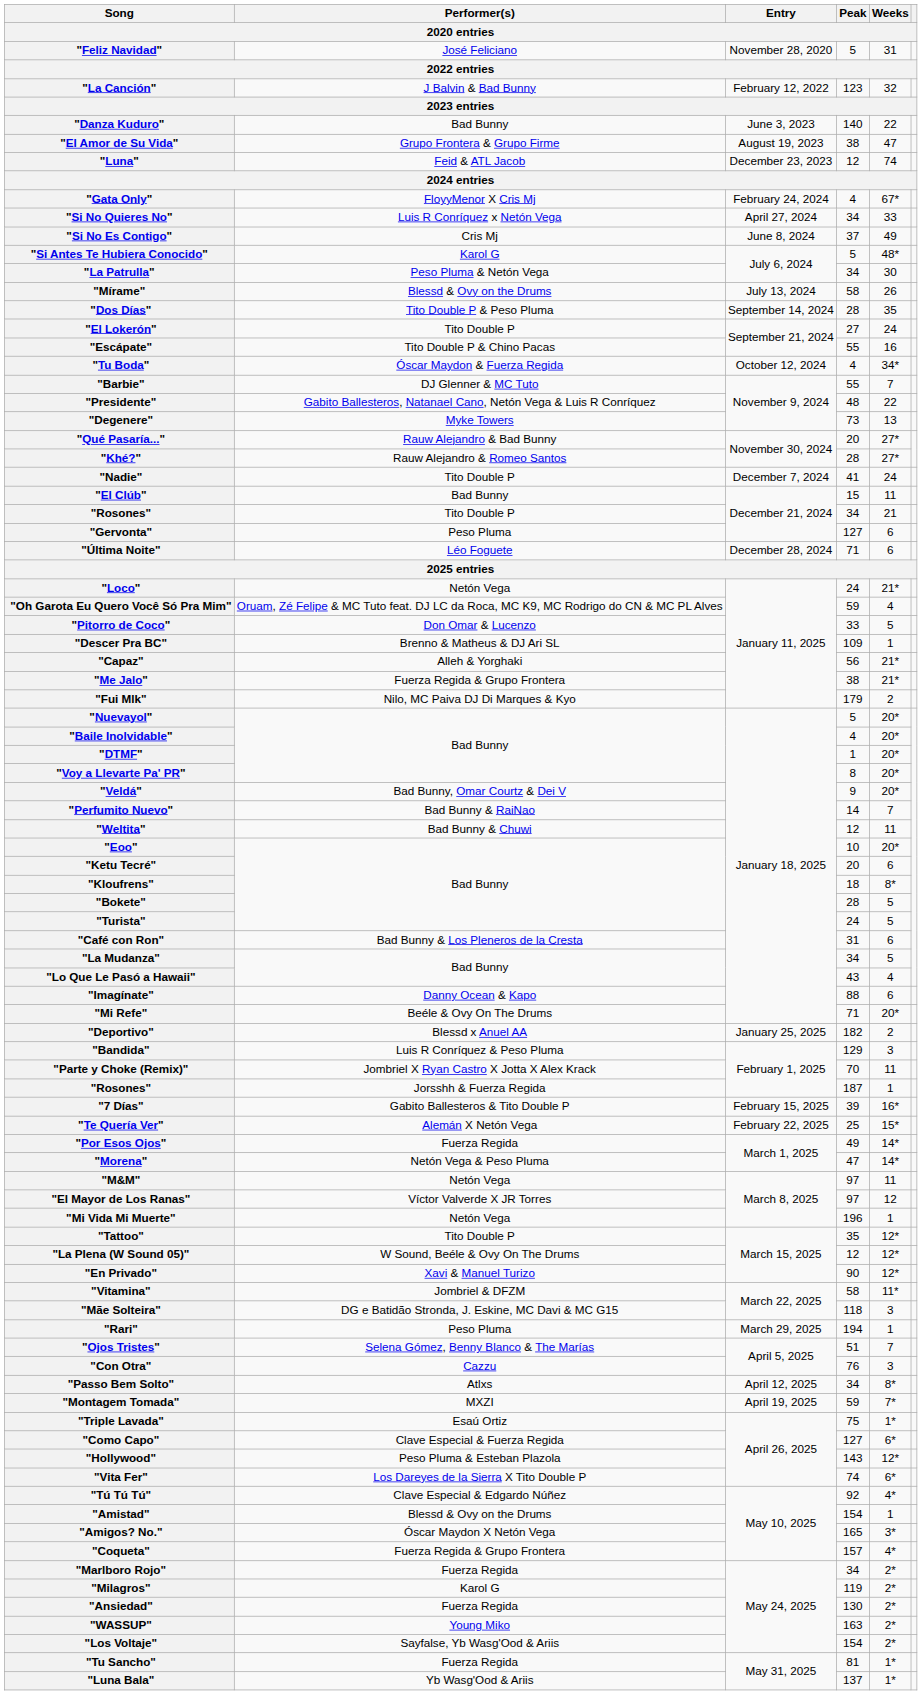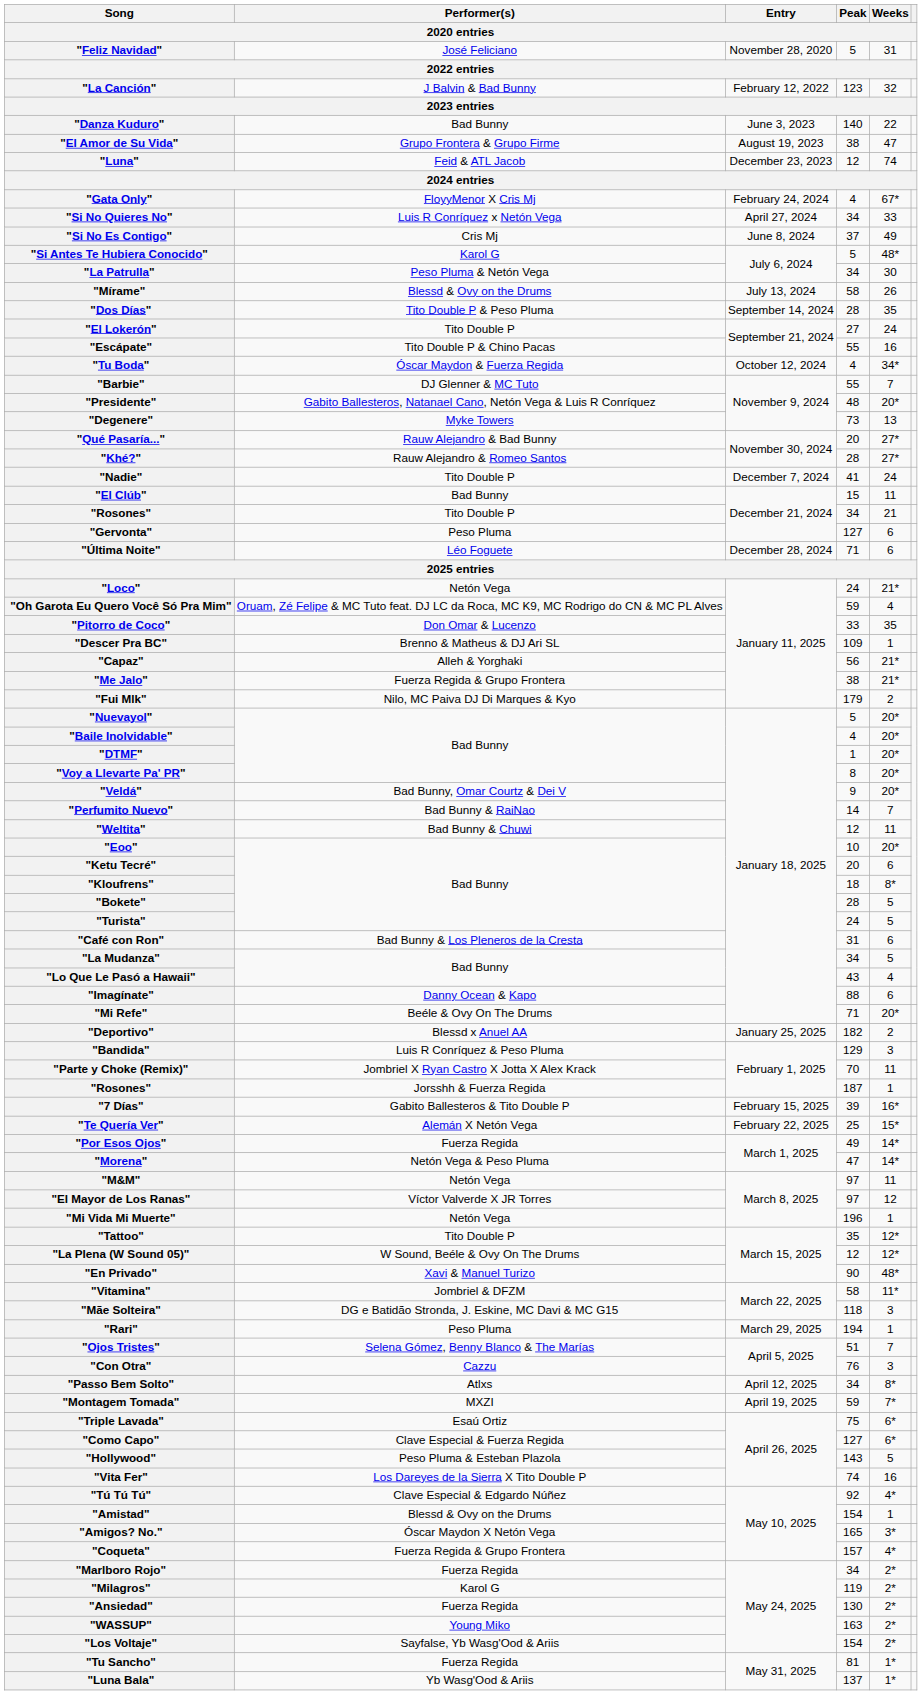(890, 402) 22 -> (890, 402) 20*
(890, 625) 5 -> (890, 625) 35
(890, 1273) 12* -> (890, 1273) 48*
(890, 1421) 1* -> (890, 1421) 6*
(890, 1458) 12* -> (890, 1458) 5
(890, 1477) 6* -> (890, 1477) 16
